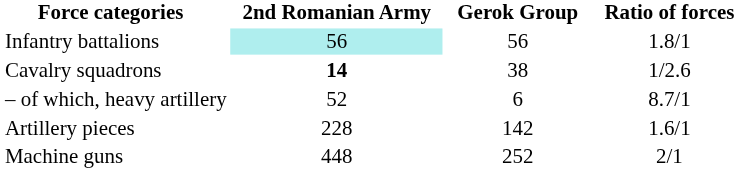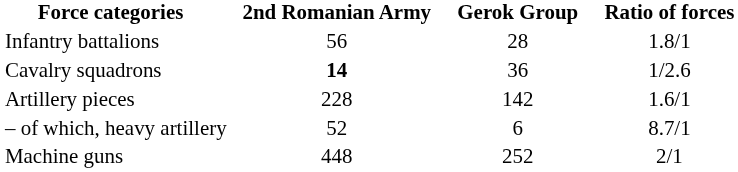(337, 41) paleturquoise background -> (337, 41) no background
(518, 41) 56 -> (518, 41) 28
(518, 70) 38 -> (518, 70) 36
rows swapped: (70, 127) <-> (116, 99)
